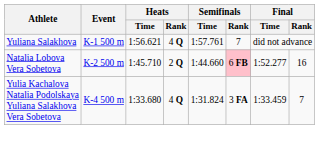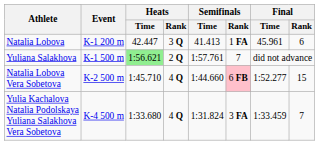+ row: (35, 42)
(145, 42) no background -> (145, 58) lightgreen background
(176, 42) 4 Q -> (176, 58) 2 Q
(176, 63) 2 Q -> (176, 79) 4 Q
(302, 63) 16 -> (302, 79) 15
